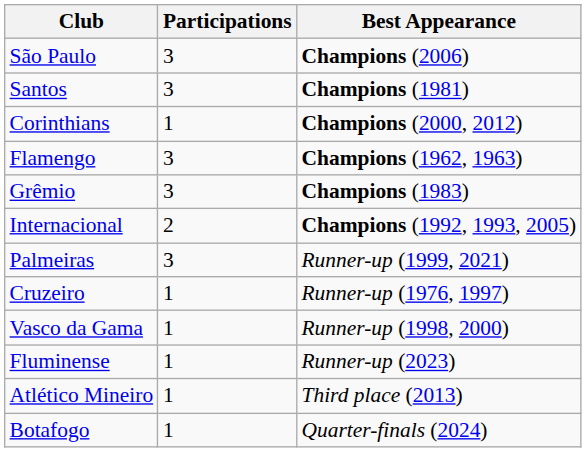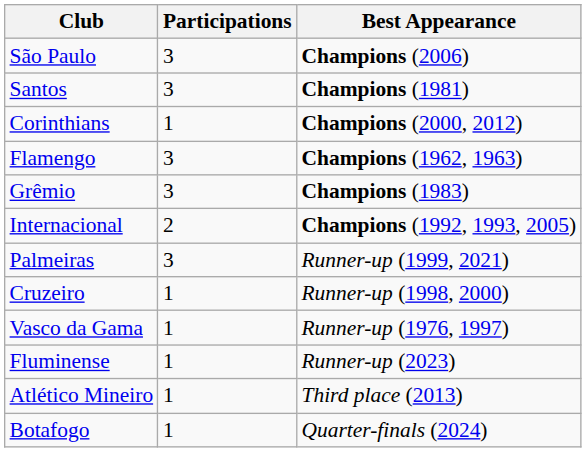(405, 293) Runner-up (1976, 1997) -> (405, 293) Runner-up (1998, 2000)
(405, 327) Runner-up (1998, 2000) -> (405, 327) Runner-up (1976, 1997)
